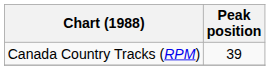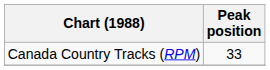(234, 53) 39 -> (234, 53) 33
